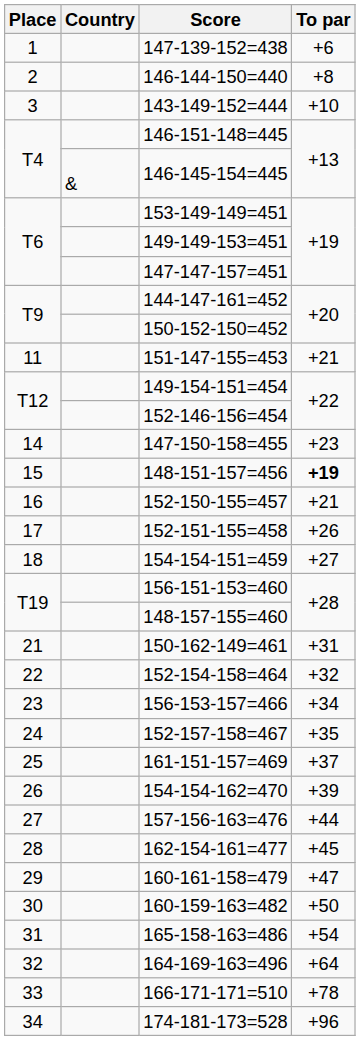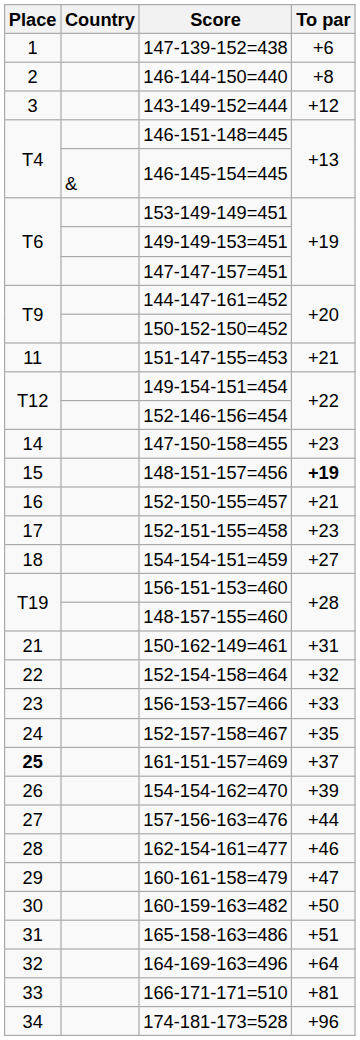(323, 106) +10 -> (323, 106) +12
(323, 531) +26 -> (323, 531) +23
(323, 704) +34 -> (323, 704) +33
(33, 762) normal -> (33, 762) bold
(323, 848) +45 -> (323, 848) +46
(323, 935) +54 -> (323, 935) +51
(323, 993) +78 -> (323, 993) +81
